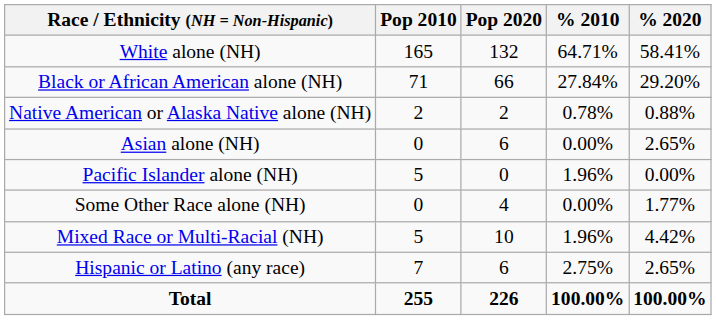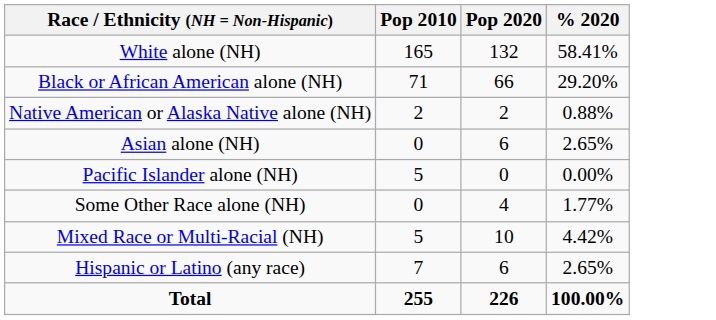- column: (588, 19)
